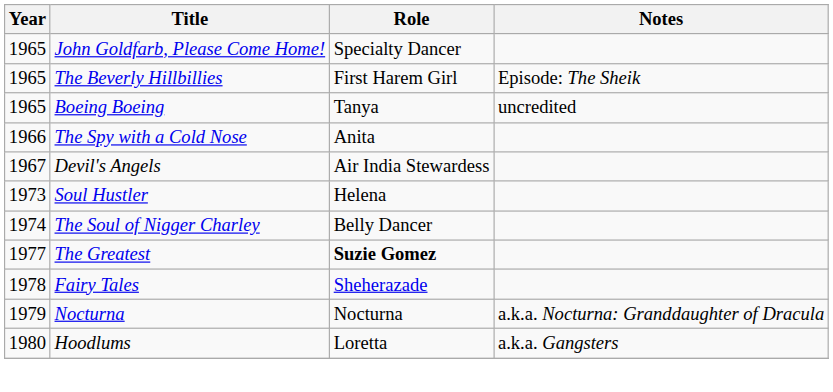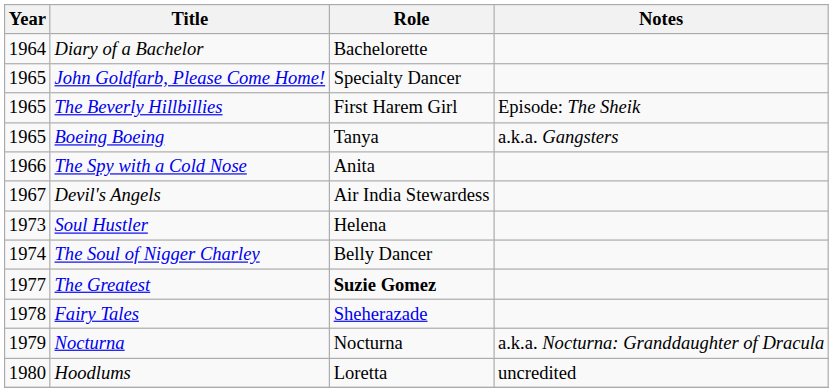+ row: (129, 48)
(537, 107) uncredited -> (558, 136) a.k.a. Gangsters
(558, 343) a.k.a. Gangsters -> (537, 372) uncredited
